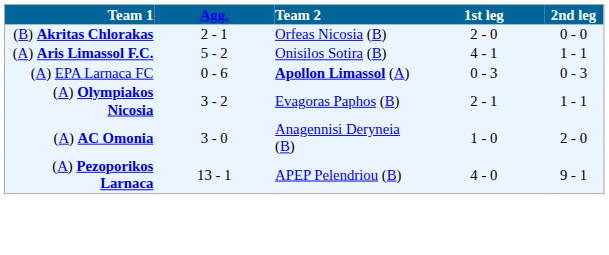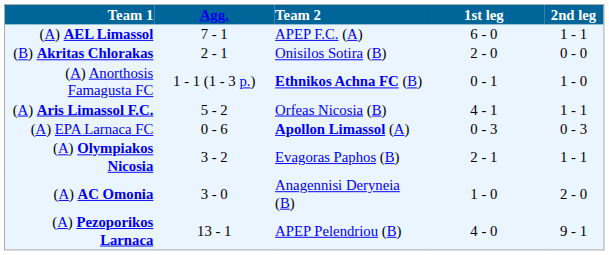+ row: (96, 34)
(331, 34) Orfeas Nicosia (B) -> (331, 53) Onisilos Sotira (B)
+ row: (109, 81)
(331, 53) Onisilos Sotira (B) -> (331, 109) Orfeas Nicosia (B)
